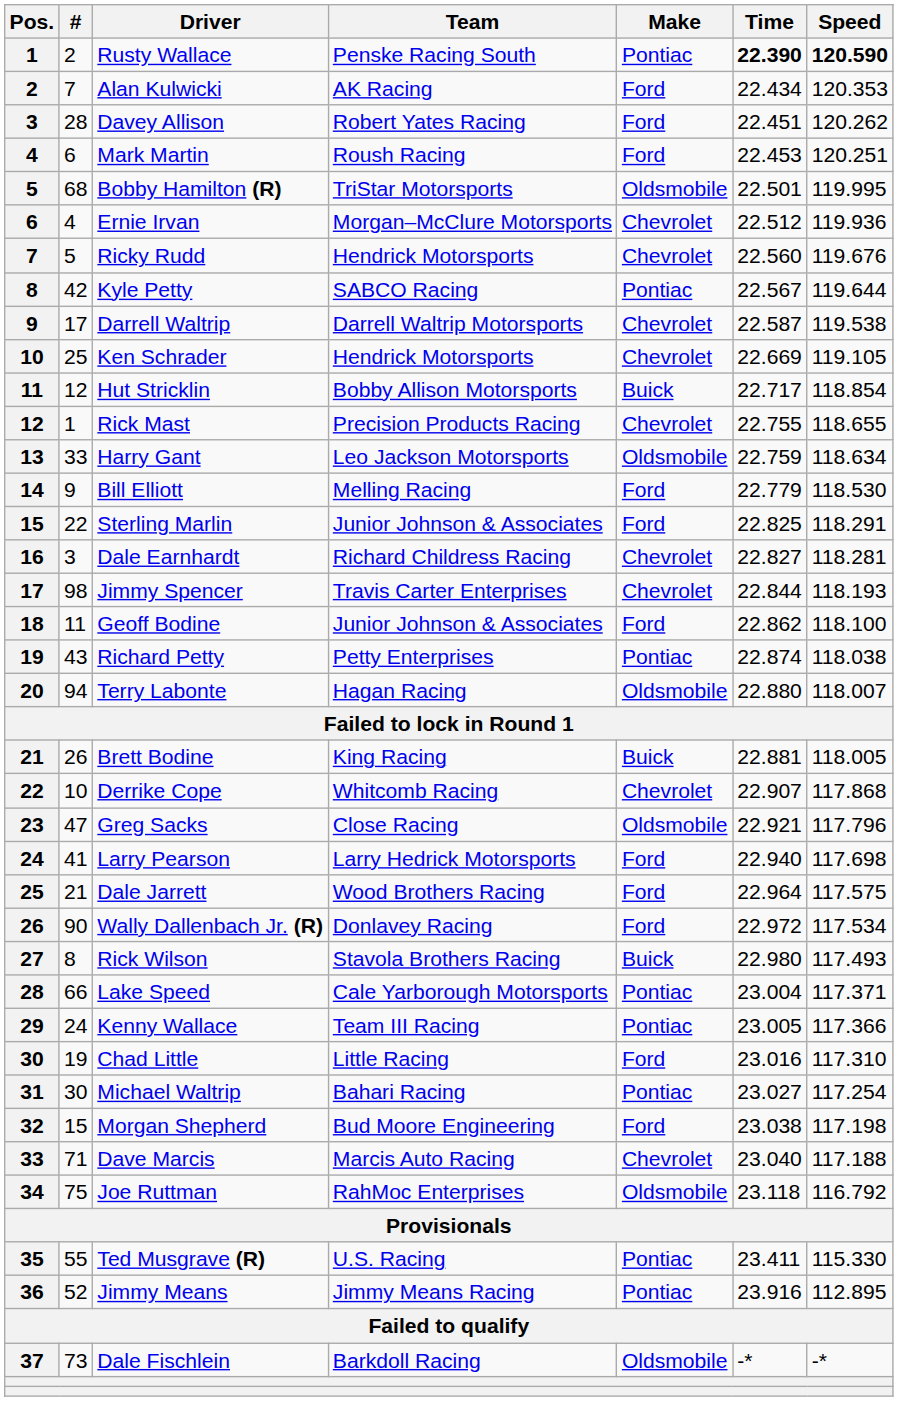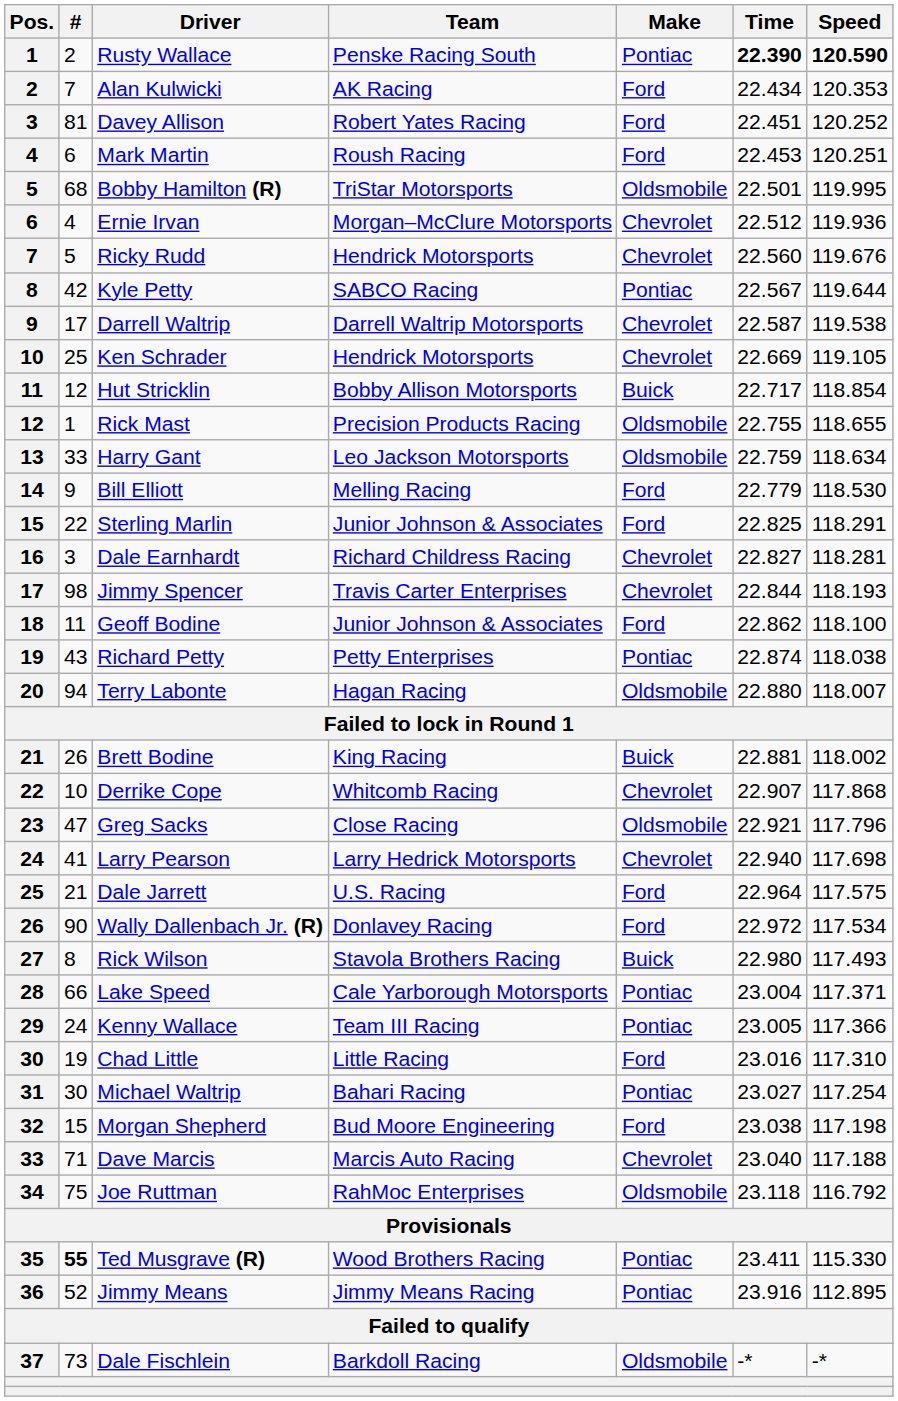(76, 122) 28 -> (76, 122) 81
(850, 122) 120.262 -> (850, 122) 120.252
(667, 423) Chevrolet -> (675, 423) Oldsmobile
(849, 757) 118.005 -> (849, 757) 118.002
(644, 858) Ford -> (667, 858) Chevrolet
(439, 891) Wood Brothers Racing -> (389, 891) U.S. Racing
(76, 1259) normal -> (76, 1259) bold
(389, 1259) U.S. Racing -> (439, 1259) Wood Brothers Racing
